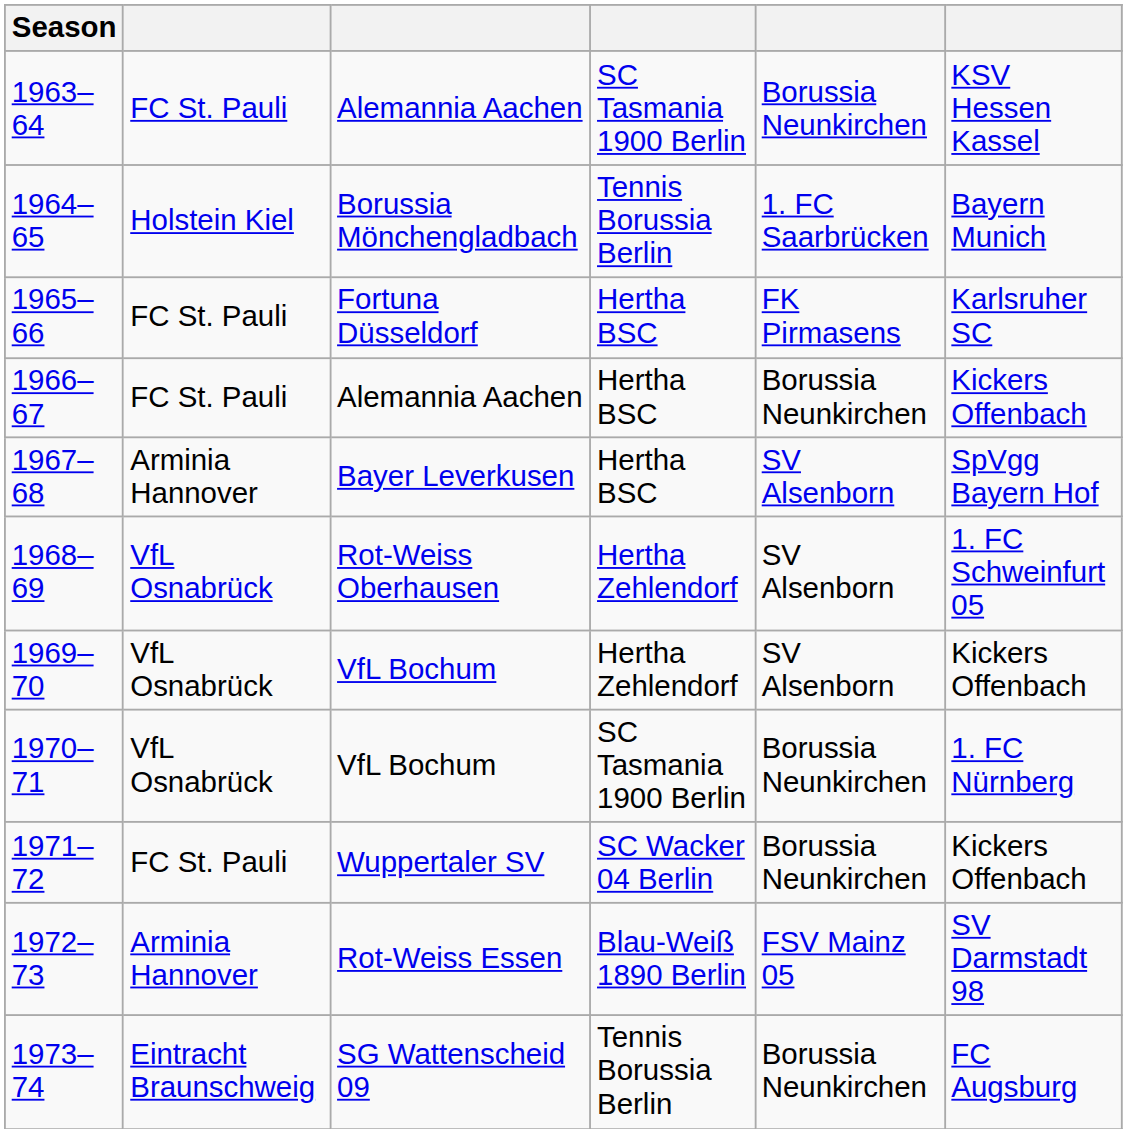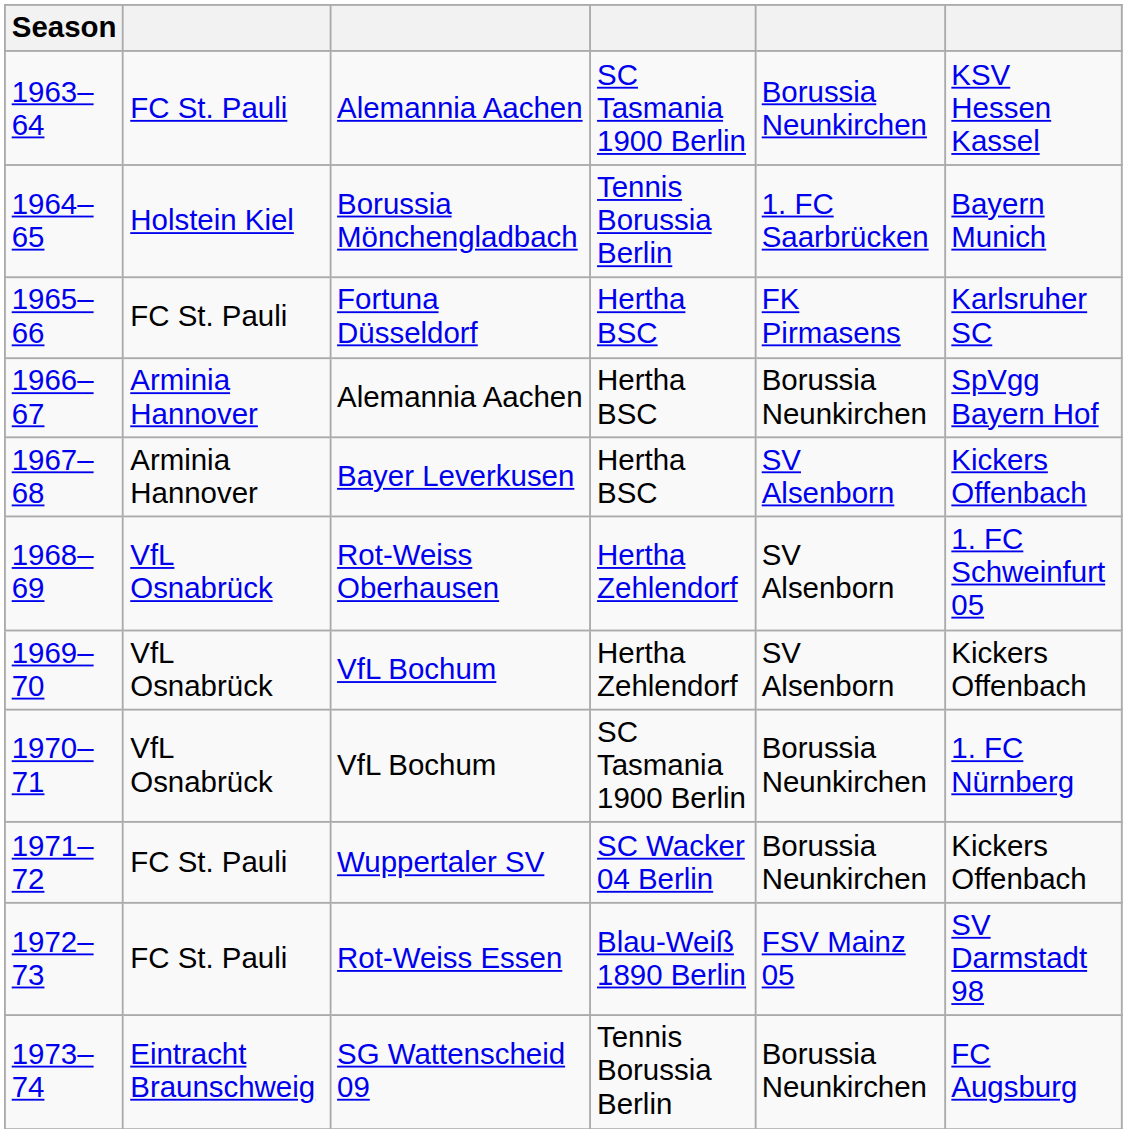(209, 396) FC St. Pauli -> (194, 396) Arminia Hannover
(1019, 396) Kickers Offenbach -> (1025, 396) SpVgg Bayern Hof
(1025, 476) SpVgg Bayern Hof -> (1019, 476) Kickers Offenbach
(194, 958) Arminia Hannover -> (209, 958) FC St. Pauli
